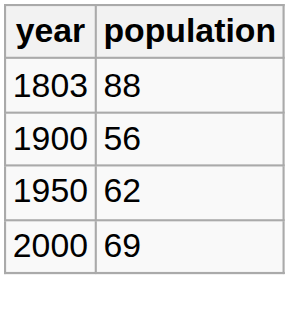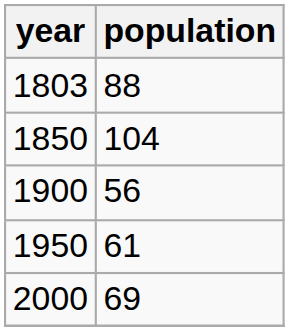+ row: (50, 138)
(122, 191) 62 -> (122, 245) 61
